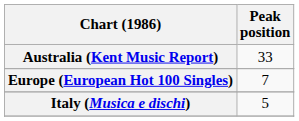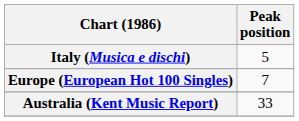rows swapped: (120, 56) <-> (120, 103)
